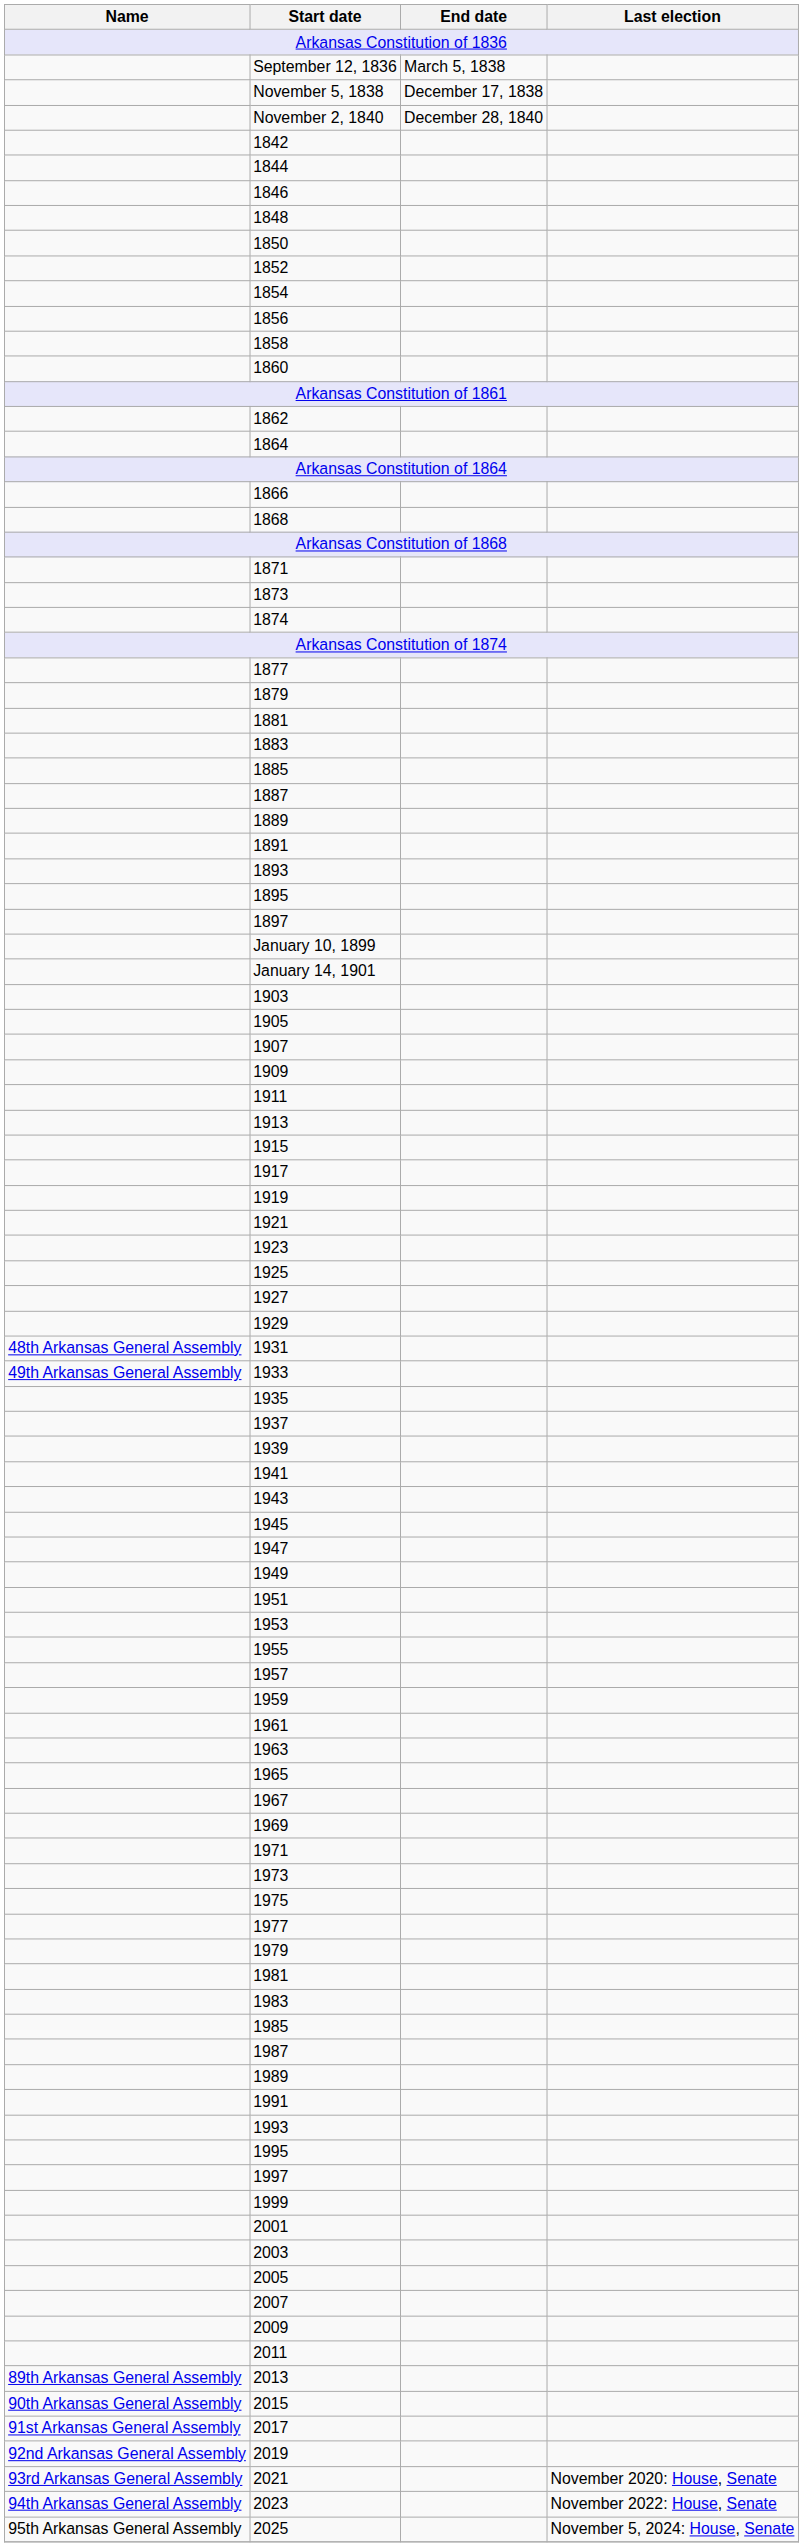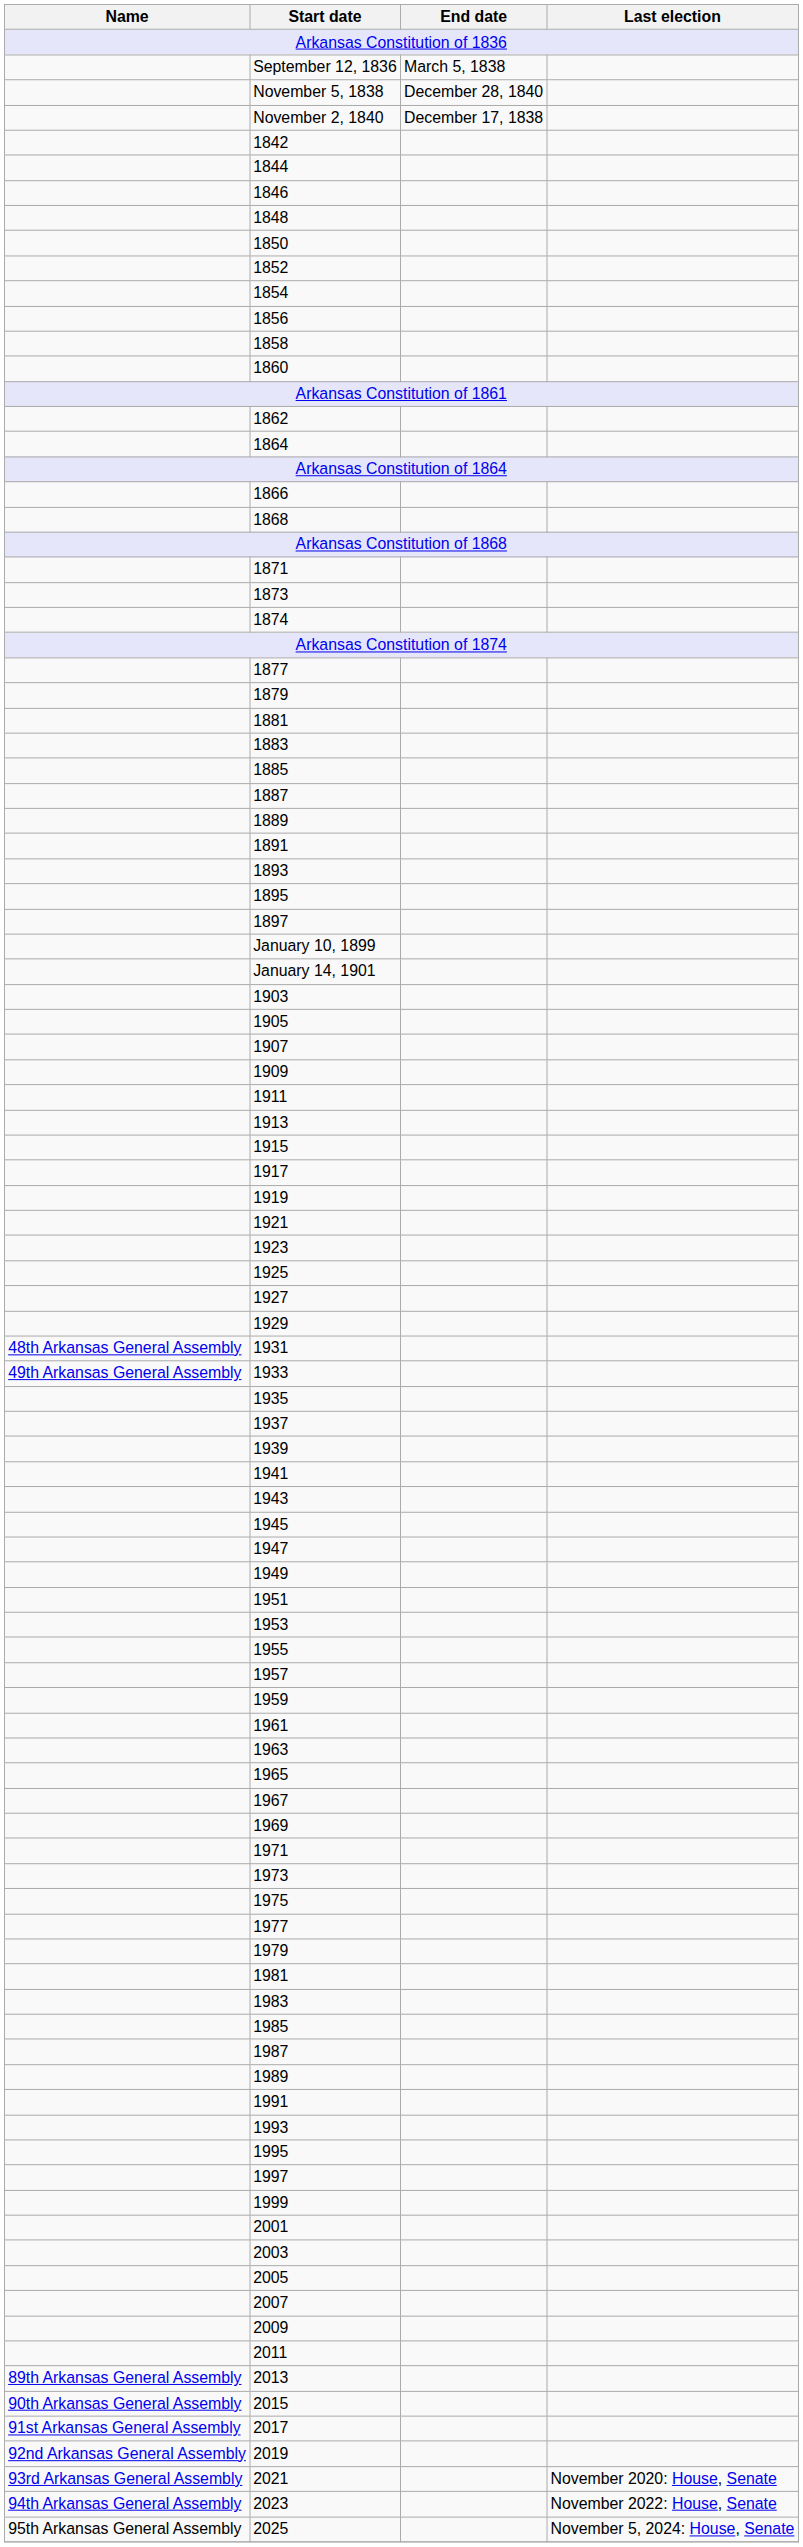(474, 92) December 17, 1838 -> (474, 92) December 28, 1840
(474, 117) December 28, 1840 -> (474, 117) December 17, 1838
